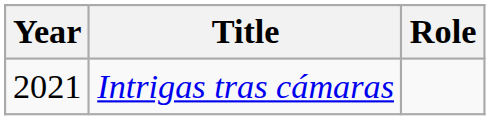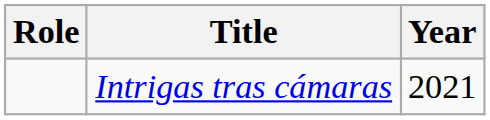columns swapped: (47, 31) <-> (443, 31)
